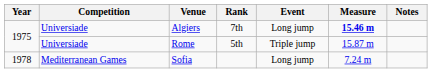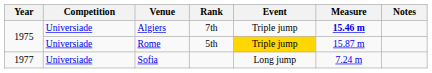(292, 28) Long jump -> (275, 28) Triple jump
(292, 44) no background -> (275, 44) gold background
(22, 60) 1978 -> (24, 60) 1977
(84, 60) Mediterranean Games -> (69, 60) Universiade
